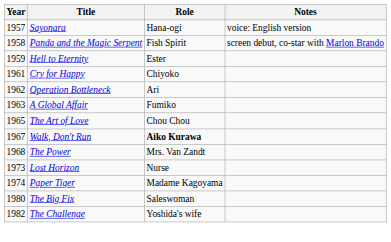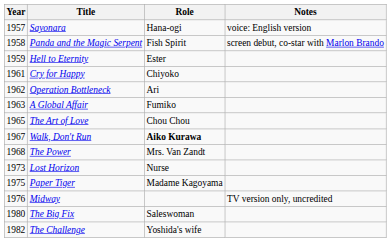(16, 183) 1974 -> (16, 183) 1975
+ row: (45, 198)
